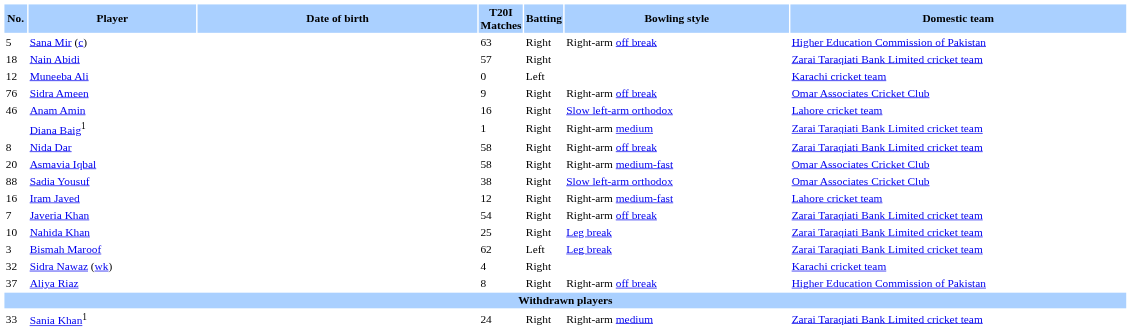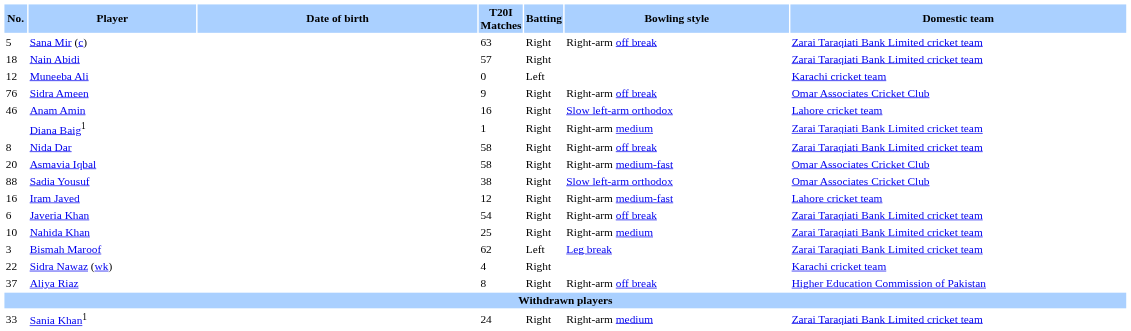(889, 42) Higher Education Commission of Pakistan -> (887, 42) Zarai Taraqiati Bank Limited cricket team
(9, 215) 7 -> (9, 215) 6
(589, 232) Leg break -> (610, 232) Right-arm medium
(12, 266) 32 -> (12, 266) 22
